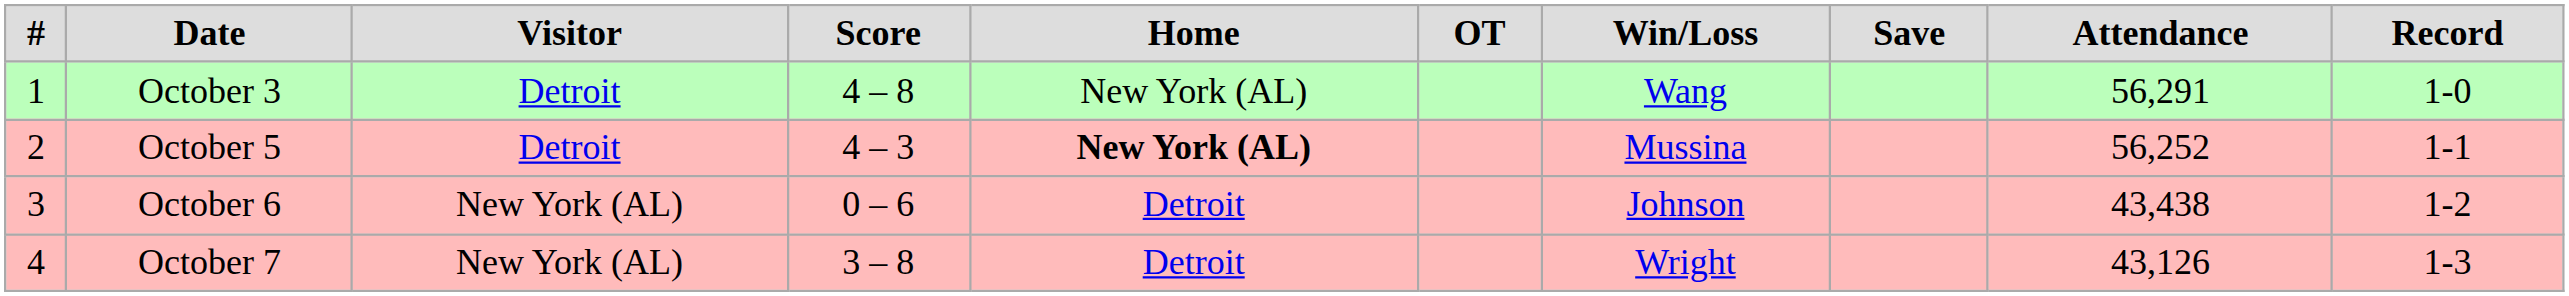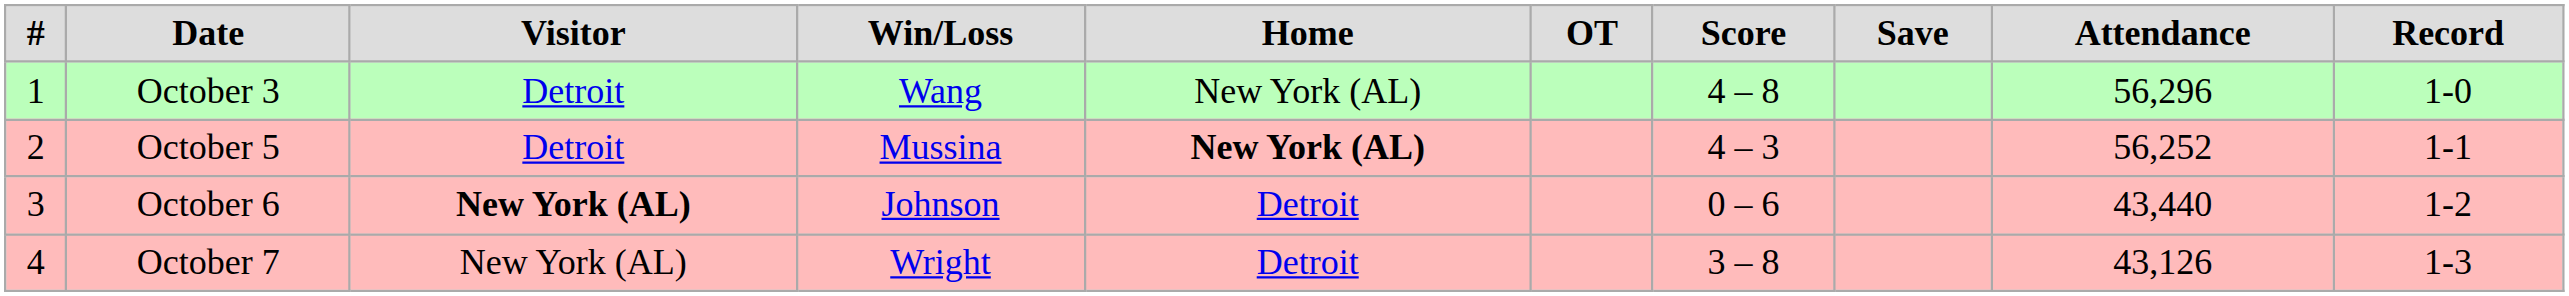columns swapped: (878, 33) <-> (1685, 33)
(2161, 90) 56,291 -> (2163, 90) 56,296
(570, 204) normal -> (573, 204) bold
(2161, 204) 43,438 -> (2163, 204) 43,440
